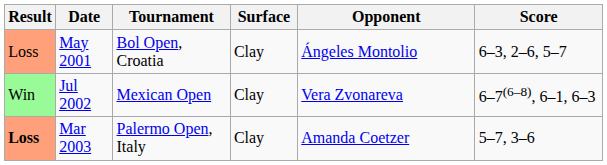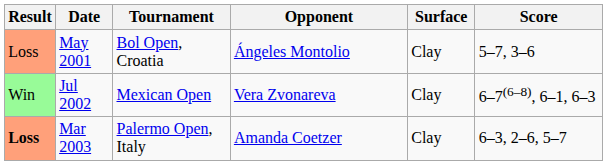columns swapped: (264, 17) <-> (386, 17)
(523, 51) 6–3, 2–6, 5–7 -> (507, 51) 5–7, 3–6
(507, 138) 5–7, 3–6 -> (523, 138) 6–3, 2–6, 5–7
